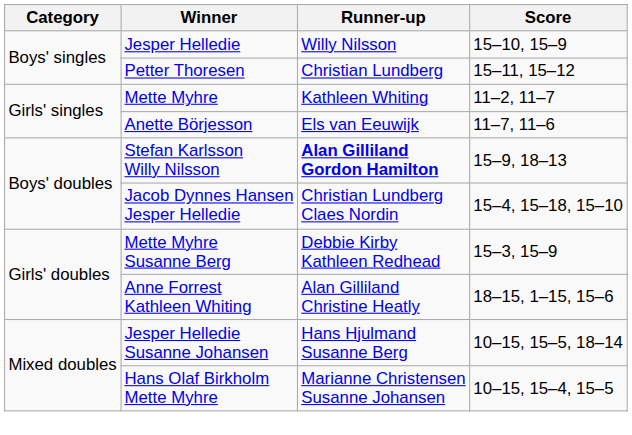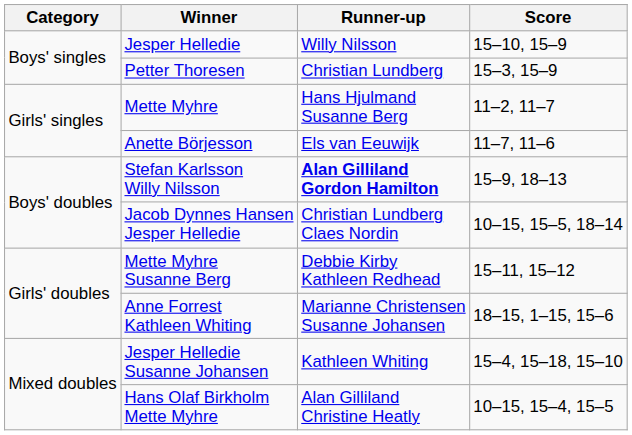(524, 71) 15–11, 15–12 -> (515, 71) 15–3, 15–9
(365, 97) Kathleen Whiting -> (359, 107) Hans Hjulmand Susanne Berg
(548, 206) 15–4, 15–18, 15–10 -> (548, 224) 10–15, 15–5, 18–14
(515, 251) 15–3, 15–9 -> (524, 270) 15–11, 15–12
(361, 297) Alan Gilliland Christine Heatly -> (383, 316) Marianne Christensen Susanne Johansen
(359, 342) Hans Hjulmand Susanne Berg -> (365, 361) Kathleen Whiting
(548, 342) 10–15, 15–5, 18–14 -> (548, 361) 15–4, 15–18, 15–10
(383, 388) Marianne Christensen Susanne Johansen -> (361, 407) Alan Gilliland Christine Heatly
